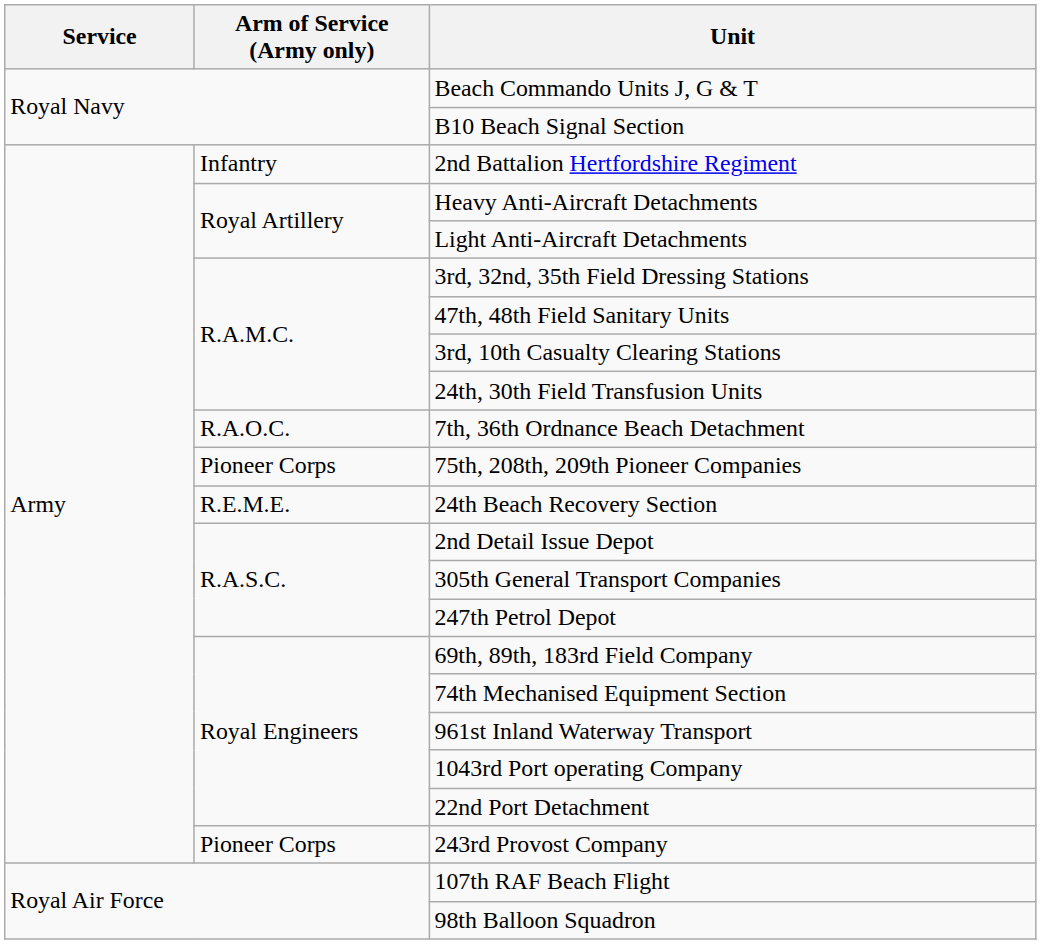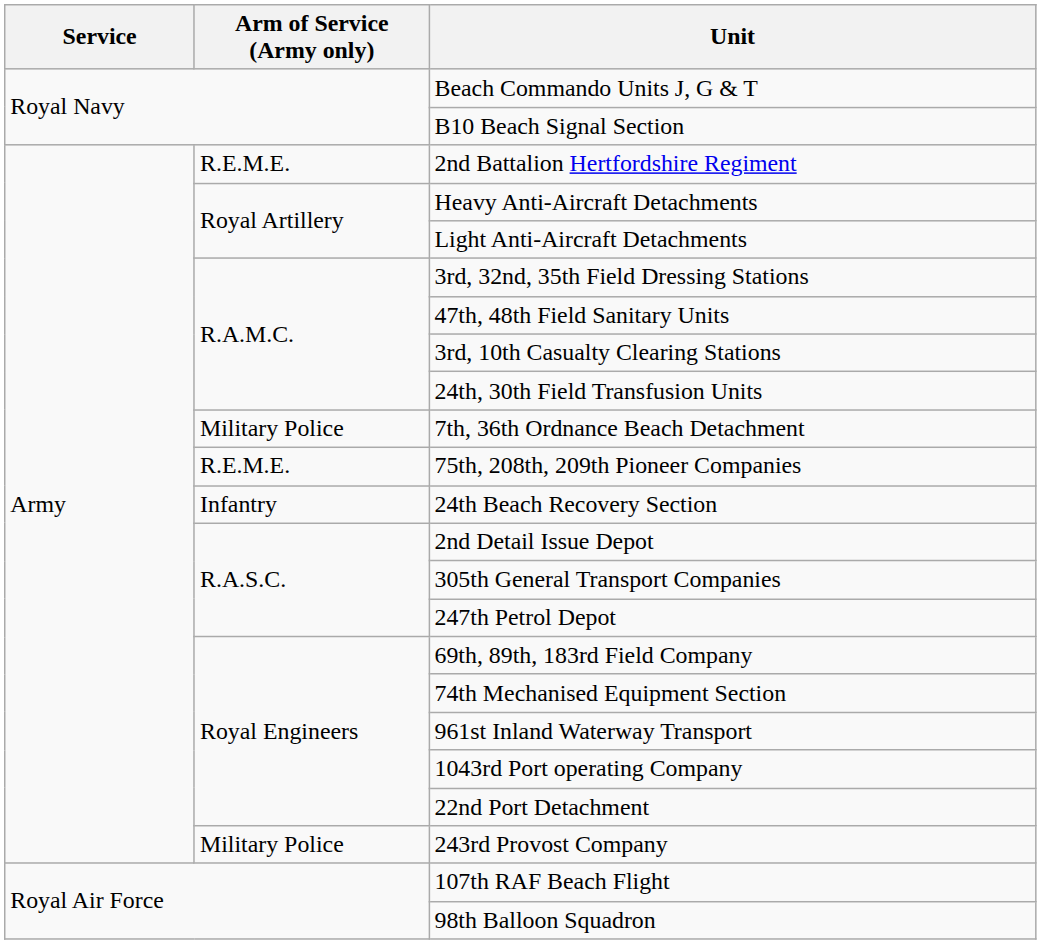(238, 163) Infantry -> (245, 163) R.E.M.E.
(245, 428) R.A.O.C. -> (272, 428) Military Police
(268, 466) Pioneer Corps -> (245, 466) R.E.M.E.
(245, 503) R.E.M.E. -> (238, 503) Infantry
(268, 844) Pioneer Corps -> (272, 844) Military Police
